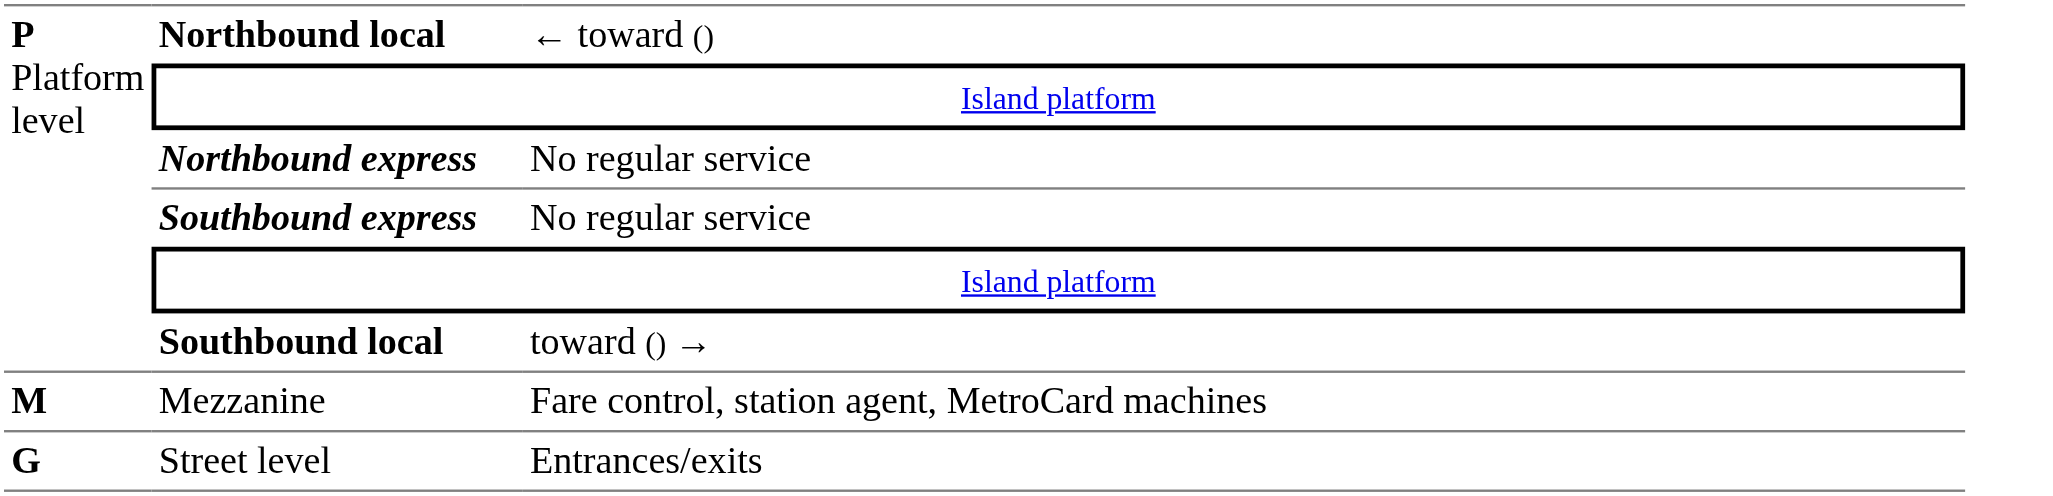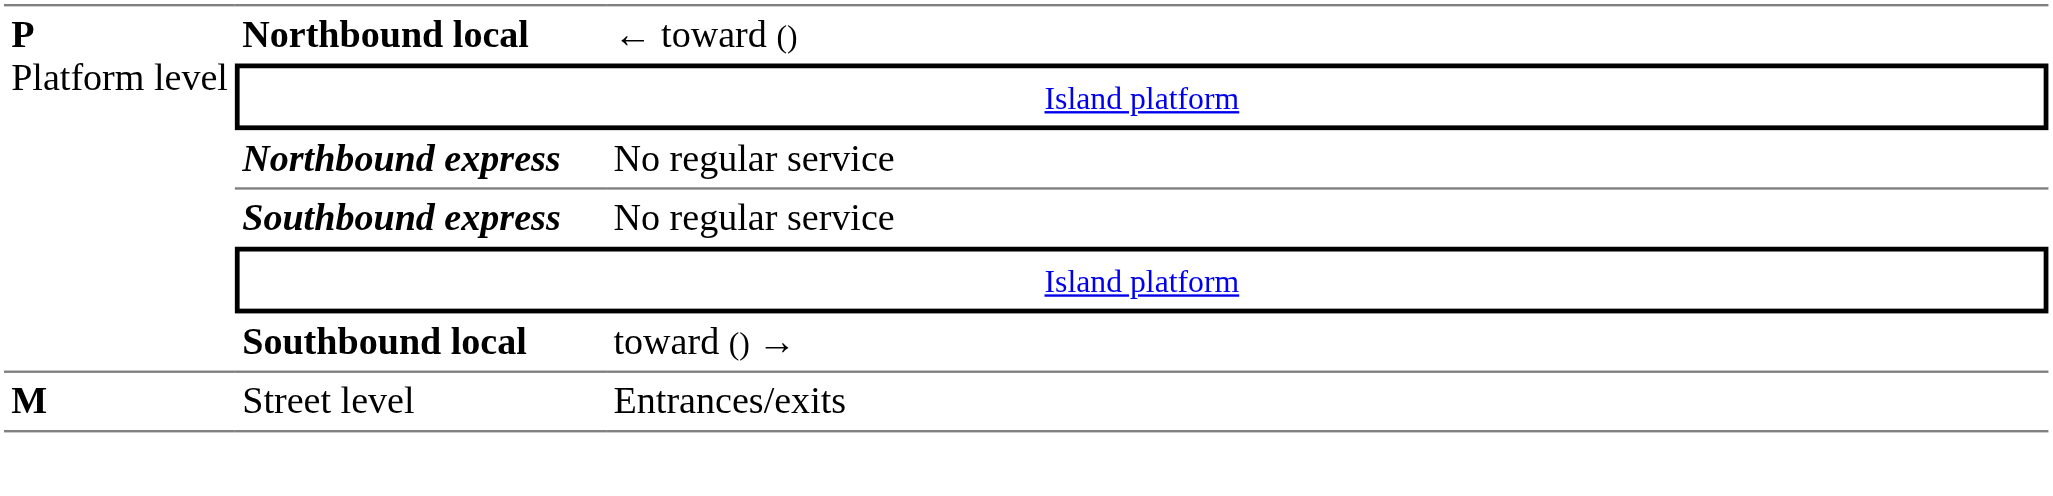- row: (242, 400)
(26, 460) G -> (29, 400) M
